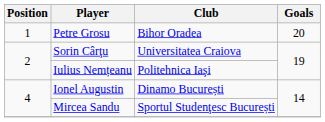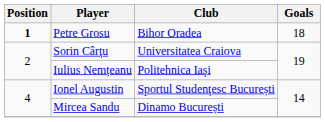(27, 32) normal -> (27, 32) bold
(299, 32) 20 -> (299, 32) 18
(181, 88) Dinamo București -> (206, 88) Sportul Studenţesc București
(206, 107) Sportul Studenţesc București -> (181, 107) Dinamo București
